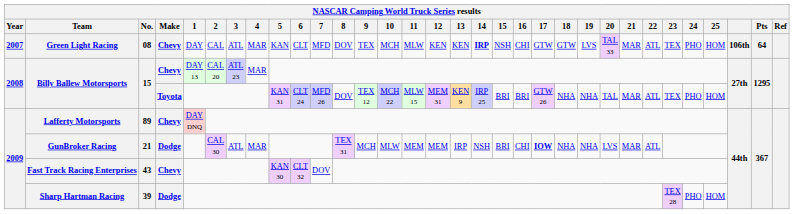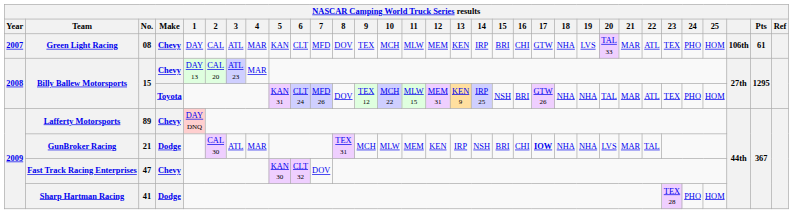(438, 46) KEN -> (438, 46) MEM
(482, 46) bold -> (482, 46) normal
(503, 46) NSH -> (503, 46) BRI
(566, 46) GTW -> (566, 46) NHA
(762, 46) 64 -> (761, 46) 61
(503, 96) BRI -> (503, 96) NSH
(438, 146) MEM -> (438, 146) KEN
(653, 146) ATL -> (652, 146) TAL
(147, 171) 43 -> (147, 171) 47
(147, 196) 39 -> (147, 196) 41
